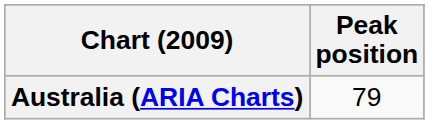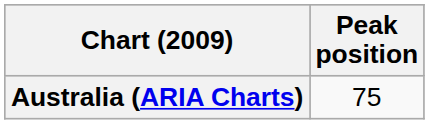(367, 97) 79 -> (367, 97) 75
